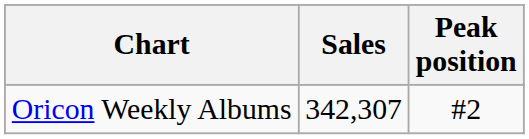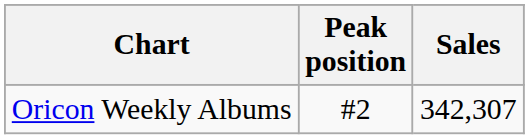columns swapped: (466, 44) <-> (354, 44)
